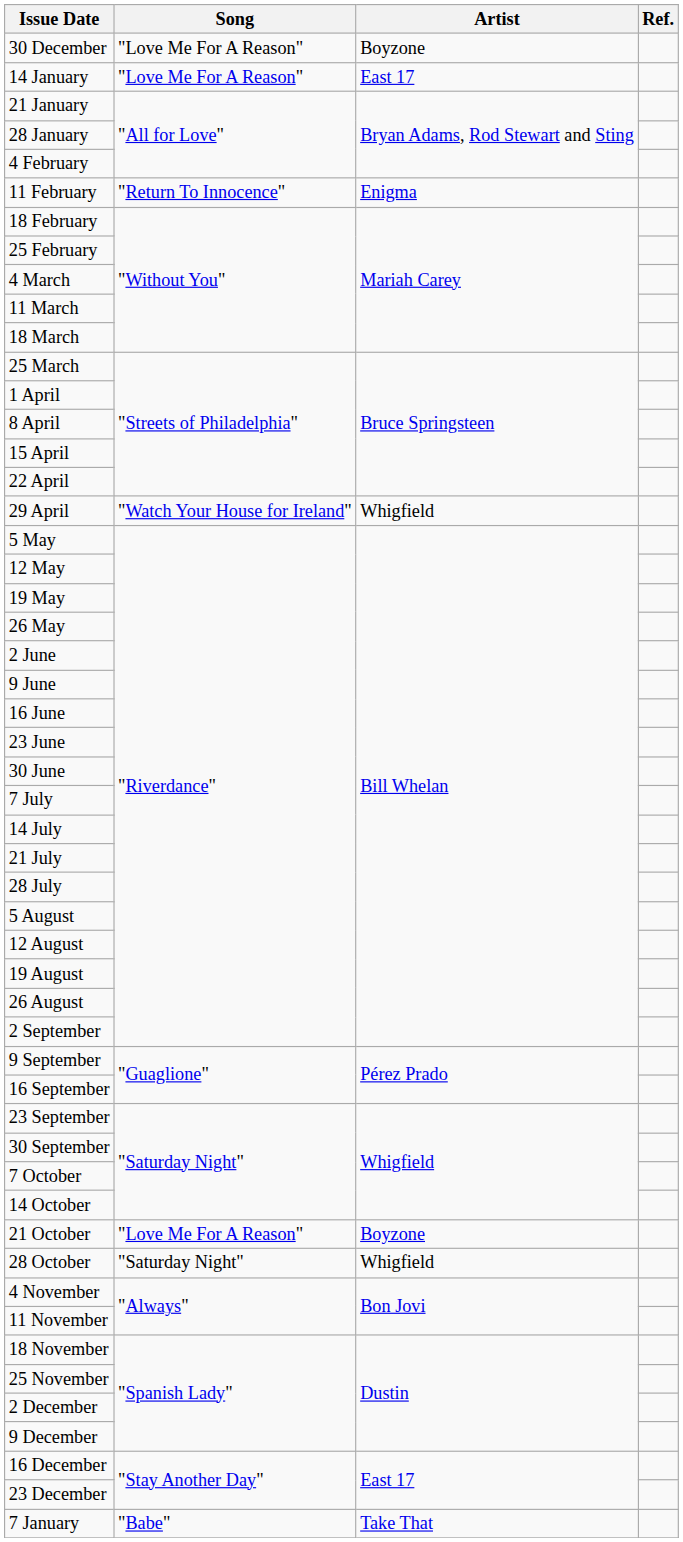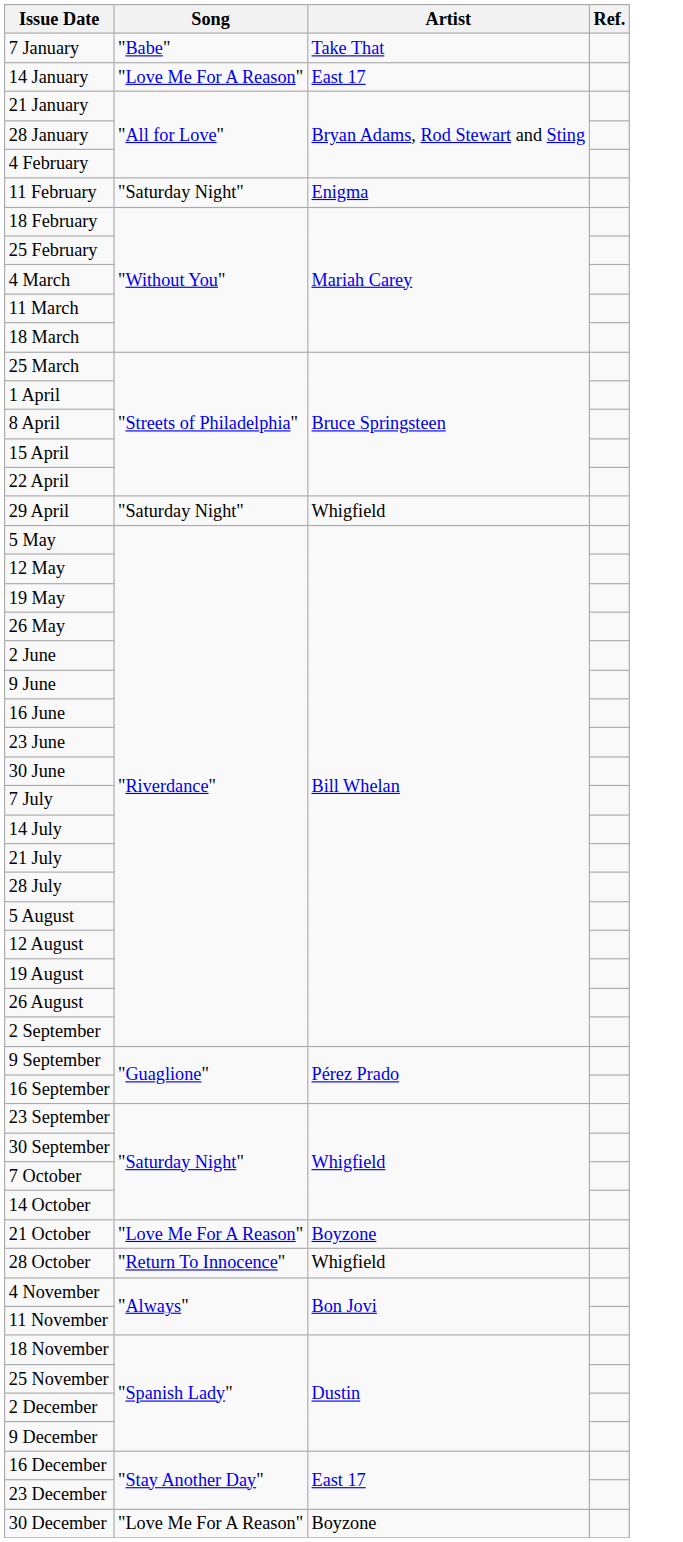rows swapped: (44, 1523) <-> (58, 47)
(202, 192) "Return To Innocence" -> (181, 192) "Saturday Night"
(235, 510) "Watch Your House for Ireland" -> (181, 510) "Saturday Night"
(181, 1262) "Saturday Night" -> (202, 1262) "Return To Innocence"
